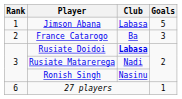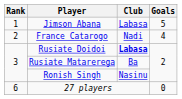(133, 37) Ba -> (133, 37) Nadi
(163, 37) 3 -> (163, 37) 4
(133, 62) Nadi -> (133, 62) Ba
(163, 88) 1 -> (163, 88) 0
